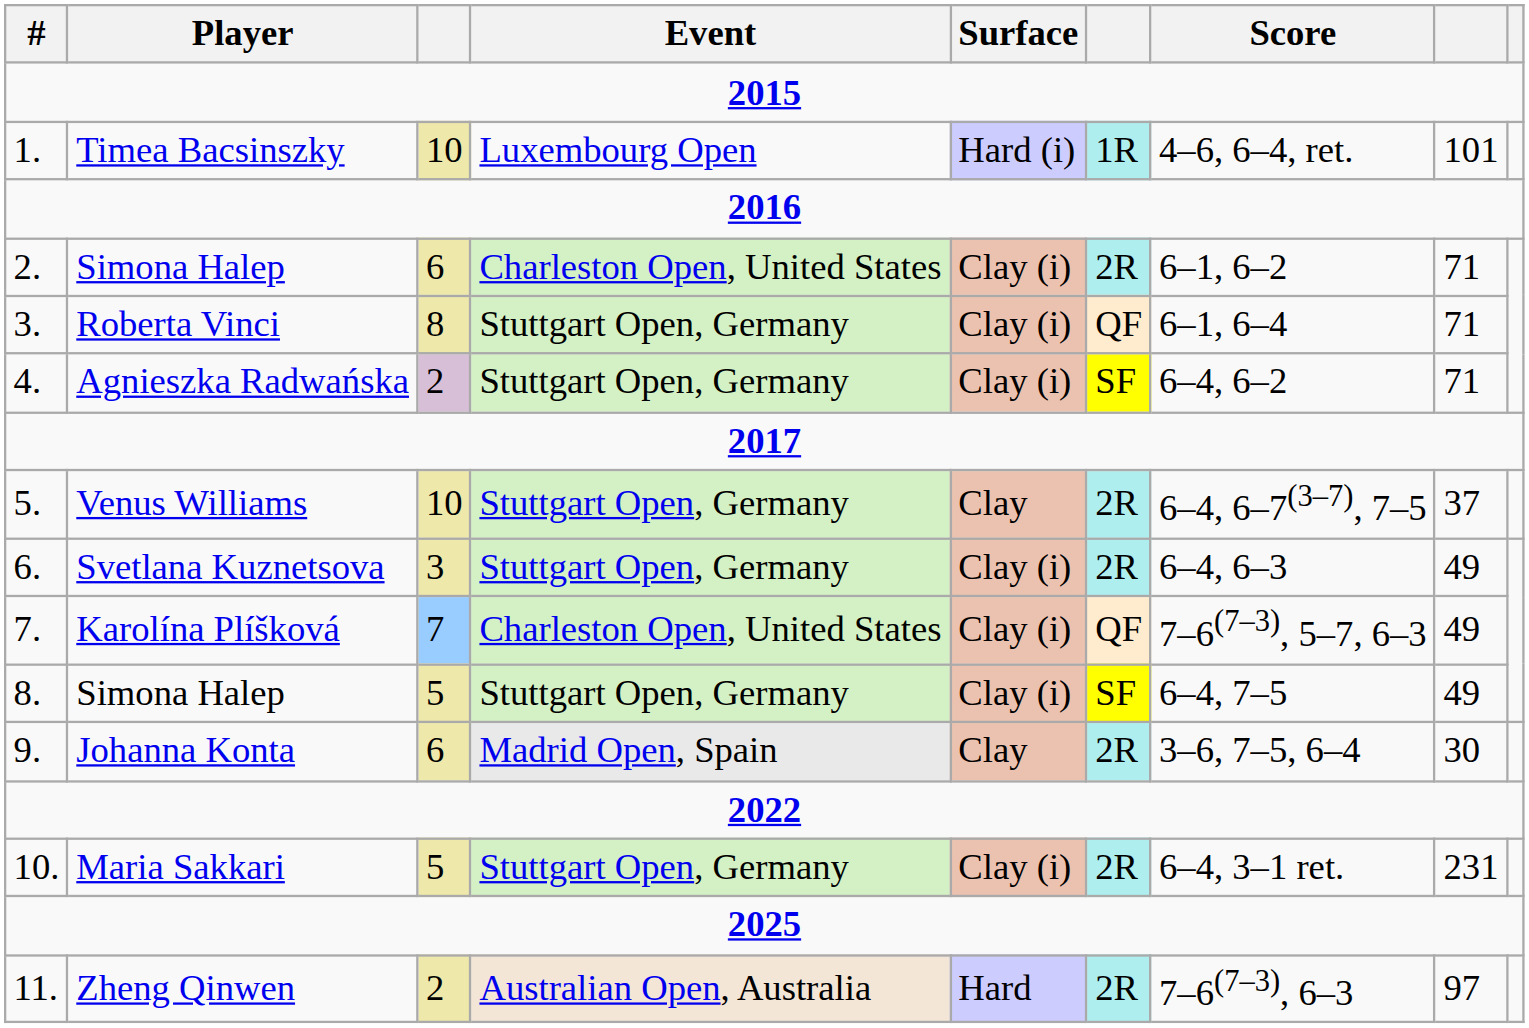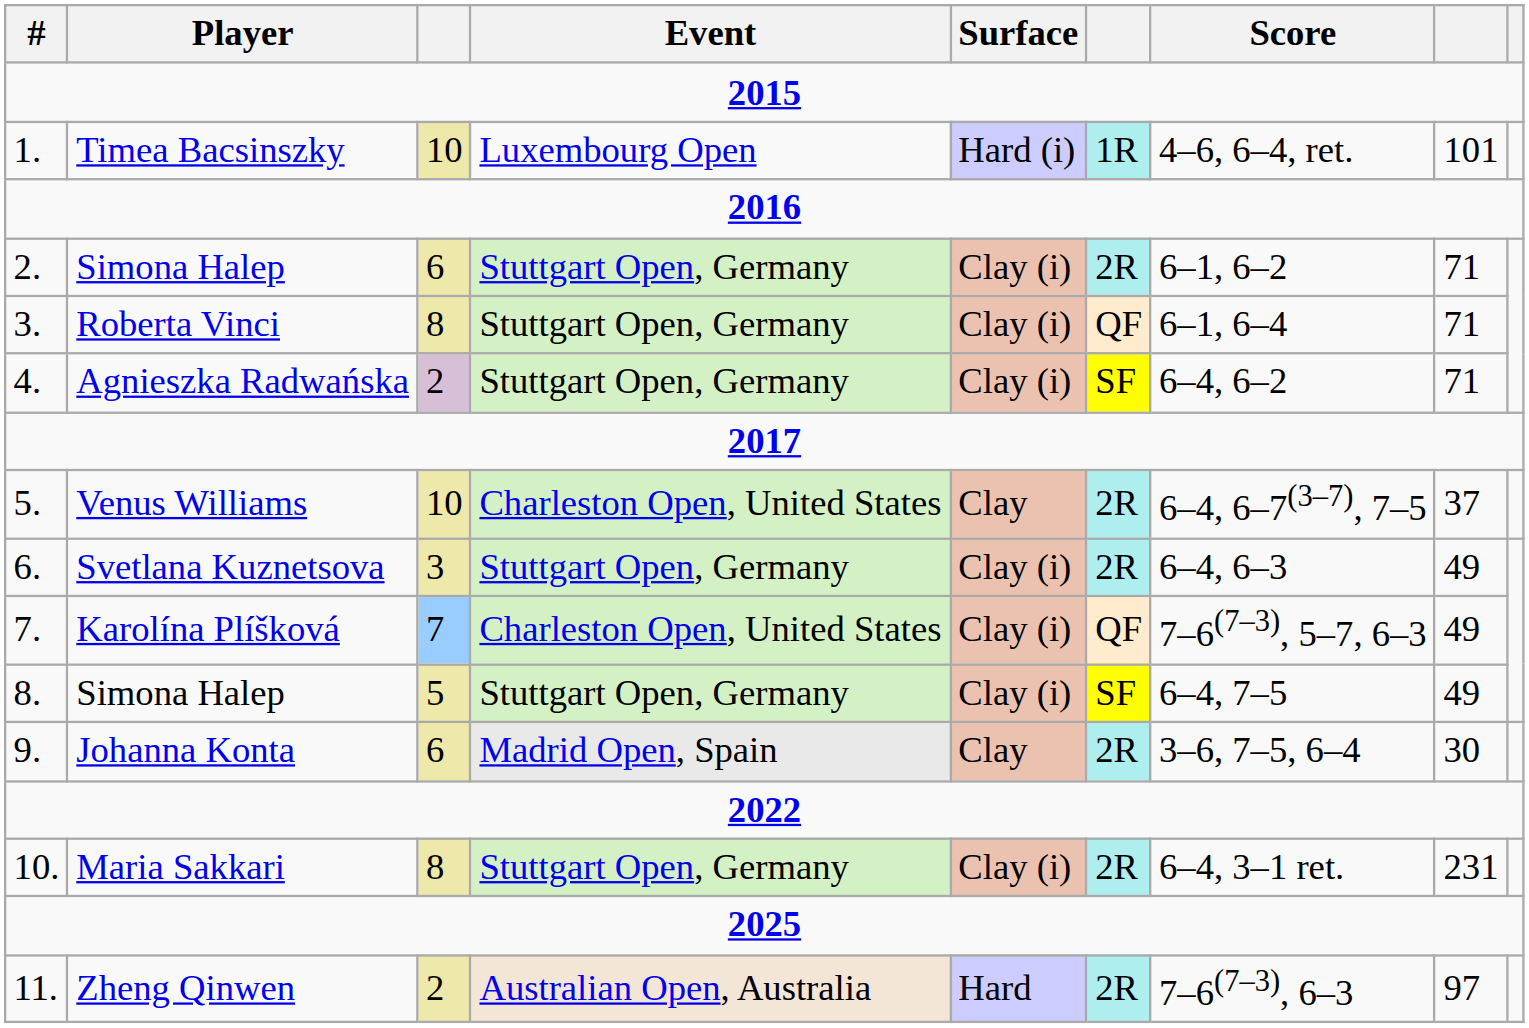(710, 265) Charleston Open, United States -> (664, 265) Stuttgart Open, Germany
(664, 503) Stuttgart Open, Germany -> (710, 503) Charleston Open, United States
(435, 866) 5 -> (435, 866) 8
